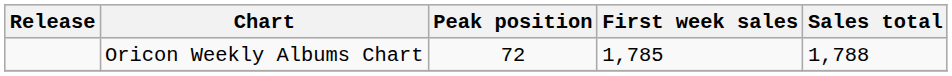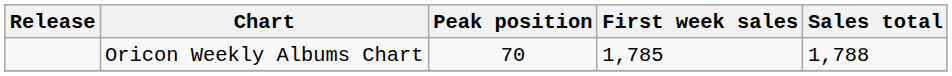(513, 55) 72 -> (513, 55) 70
